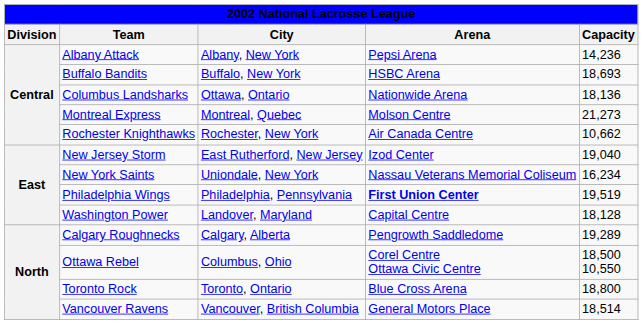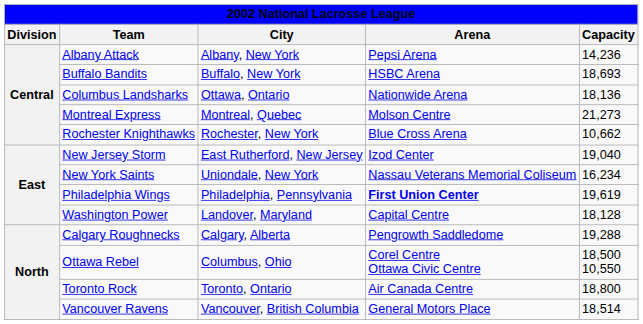(421, 134) Air Canada Centre -> (418, 134) Blue Cross Arena
(601, 194) 19,519 -> (601, 194) 19,619
(601, 235) 19,289 -> (601, 235) 19,288
(418, 289) Blue Cross Arena -> (421, 289) Air Canada Centre
